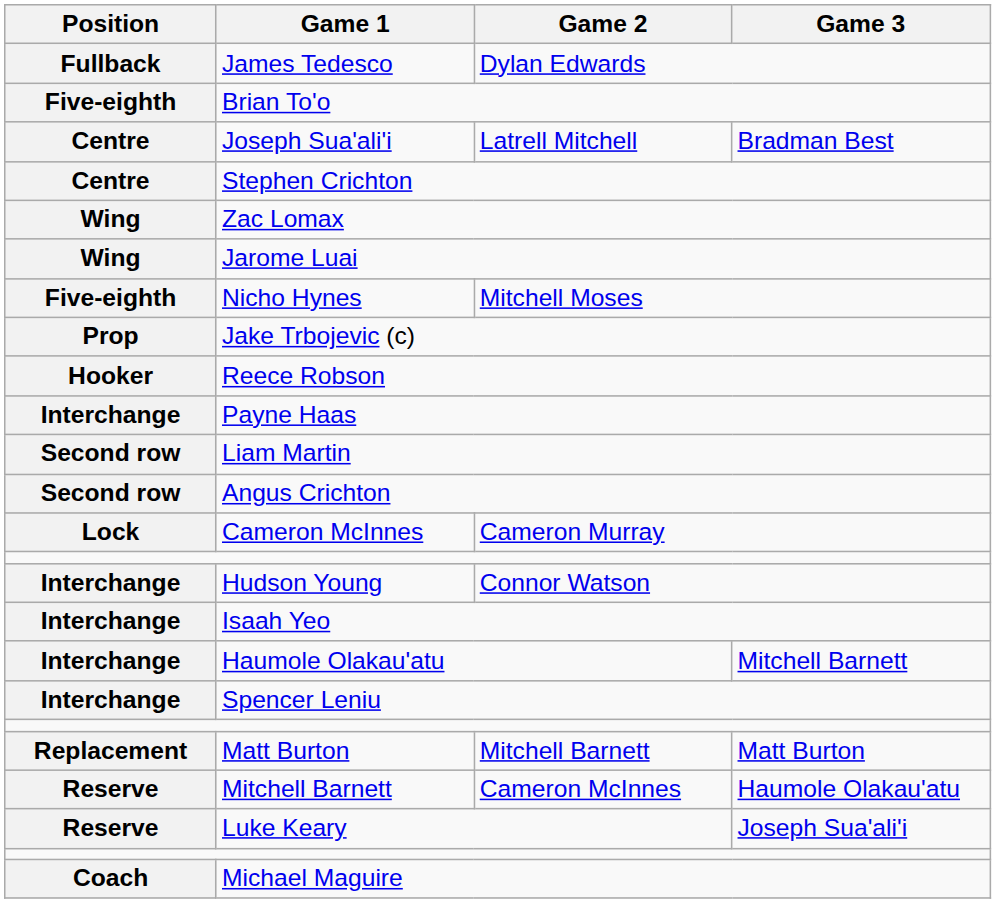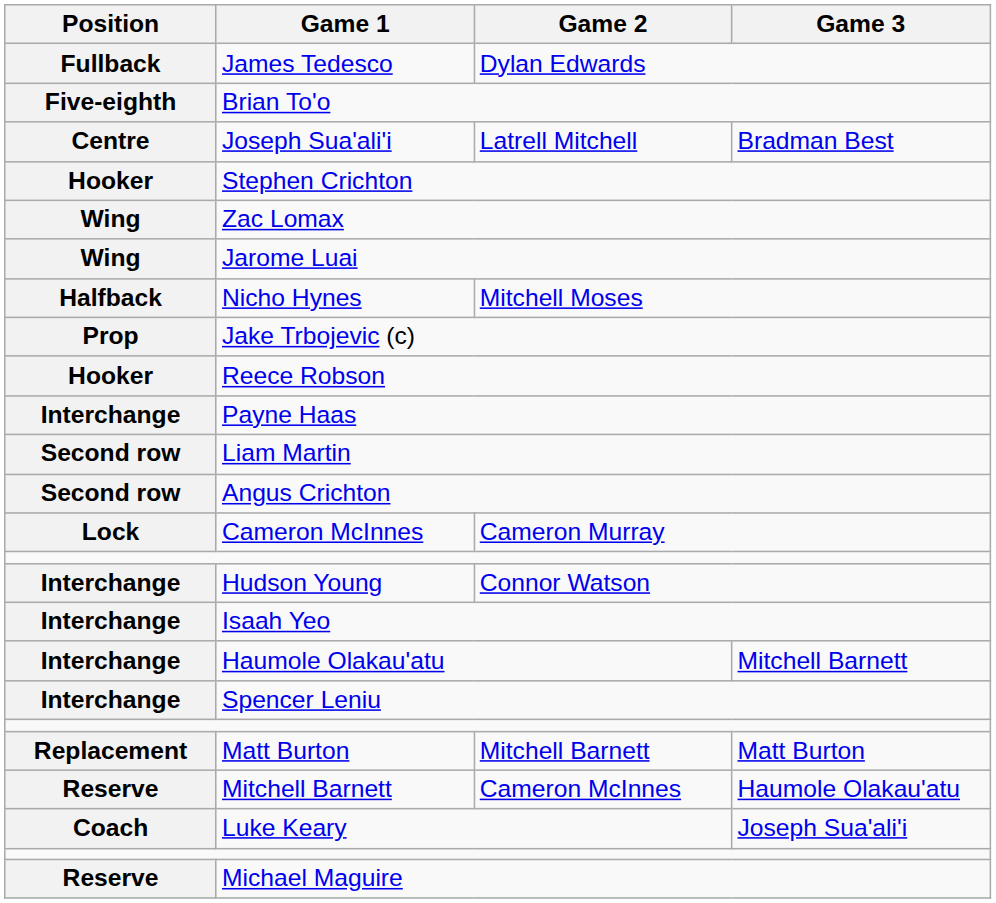(111, 180) Centre -> (111, 180) Hooker
(111, 297) Five-eighth -> (111, 297) Halfback
(111, 828) Reserve -> (111, 828) Coach
(111, 878) Coach -> (111, 878) Reserve
